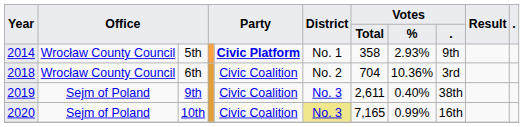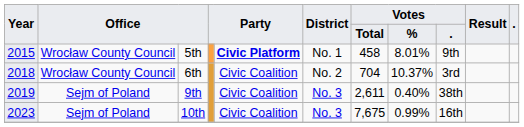(21, 54) 2014 -> (21, 54) 2015
(370, 54) 358 -> (370, 54) 458
(412, 54) 2.93% -> (412, 54) 8.01%
(412, 73) 10.36% -> (412, 73) 10.37%
(21, 112) 2020 -> (21, 112) 2023
(327, 112) khaki background -> (327, 112) no background
(370, 112) 7,165 -> (370, 112) 7,675
